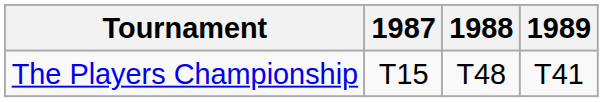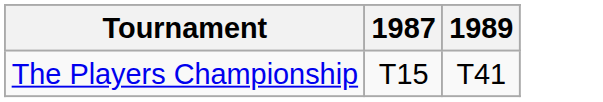- column: (481, 28)
